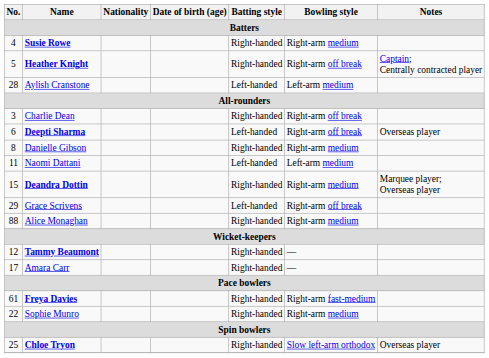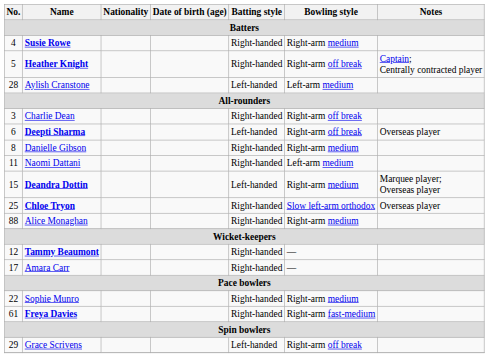(254, 163) Left-handed -> (257, 163) Right-handed
(257, 184) Right-handed -> (254, 184) Left-handed
rows swapped: (50, 345) <-> (53, 205)
rows swapped: (52, 314) <-> (51, 298)
